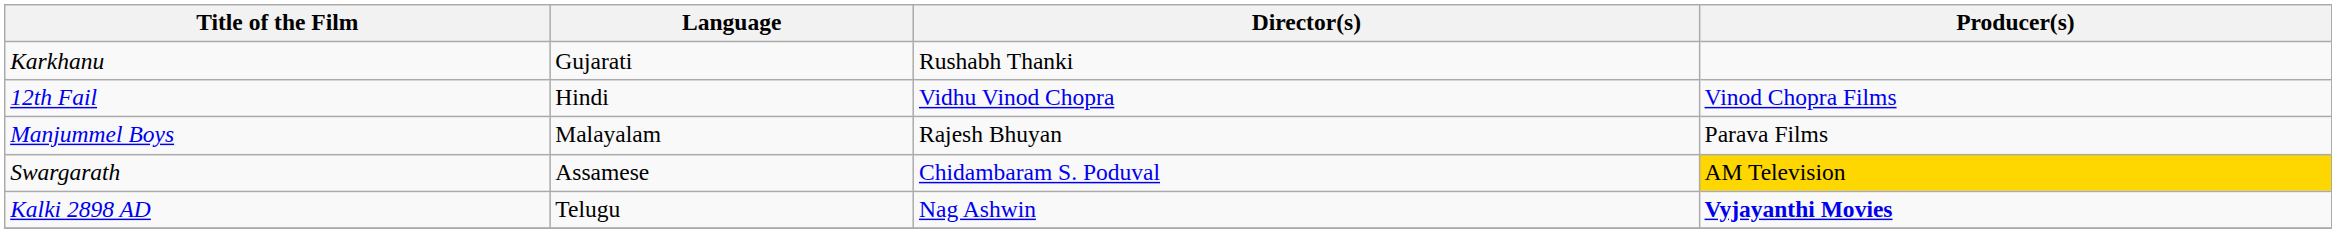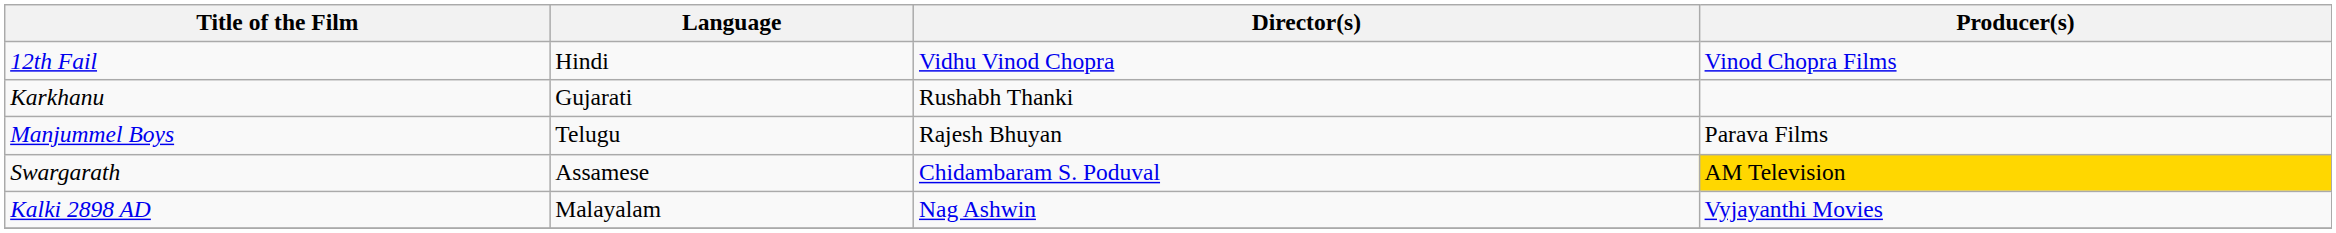rows swapped: (57, 60) <-> (54, 97)
(608, 135) Malayalam -> (588, 135) Telugu
(588, 209) Telugu -> (608, 209) Malayalam
(1799, 209) bold -> (1794, 209) normal
